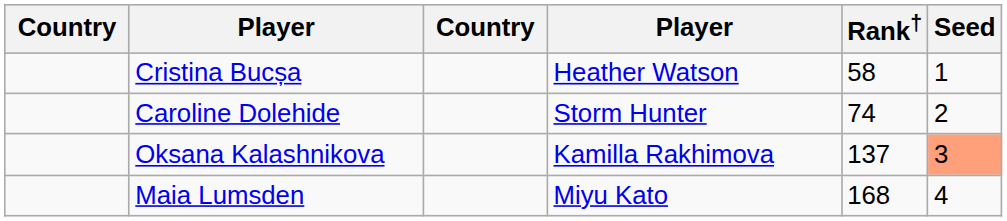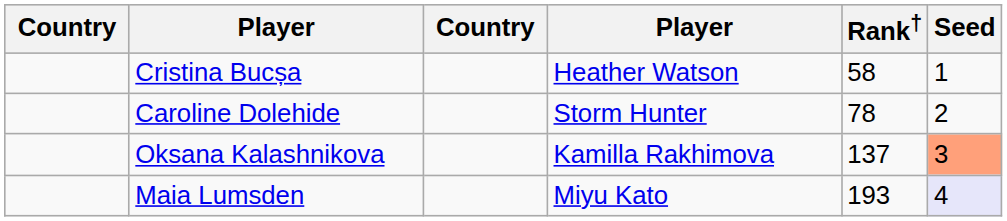(861, 113) 74 -> (861, 113) 78
(869, 195) 168 -> (869, 195) 193
(941, 195) no background -> (941, 195) lavender background
